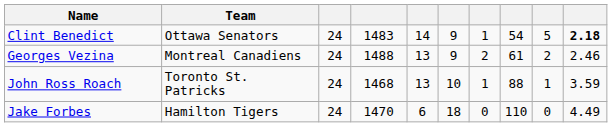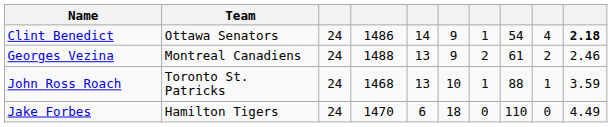(379, 35) 1483 -> (379, 35) 1486
(547, 35) 5 -> (547, 35) 4
